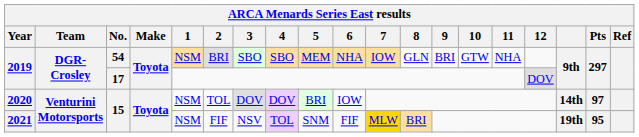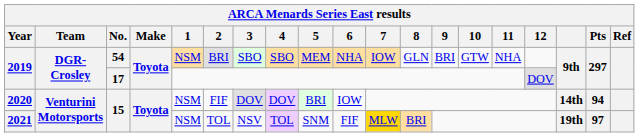(219, 99) TOL -> (219, 99) FIF
(598, 99) 97 -> (598, 99) 94
(219, 121) FIF -> (219, 121) TOL
(598, 121) 95 -> (598, 121) 97
